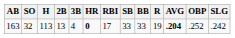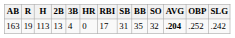columns swapped: (157, 12) <-> (30, 12)
(87, 26) bold -> (84, 26) normal
(127, 26) 33 -> (124, 26) 31
(141, 26) 33 -> (139, 26) 35
